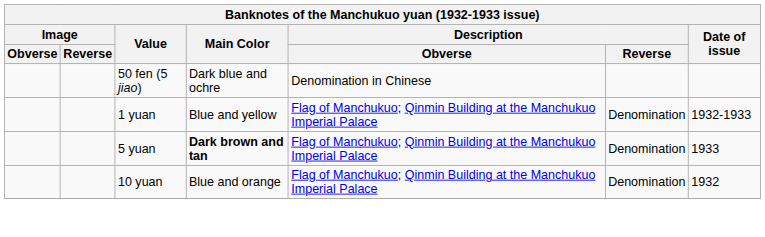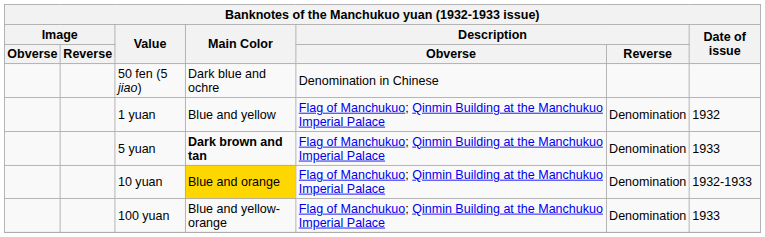(721, 115) 1932-1933 -> (706, 115) 1932
(235, 182) no background -> (234, 182) gold background
(705, 182) 1932 -> (722, 182) 1932-1933
+ row: (144, 216)
